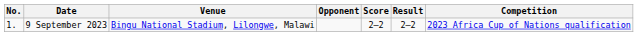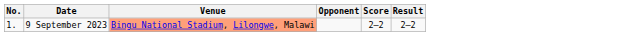- column: (529, 11)
(213, 25) no background -> (213, 25) lightsalmon background
